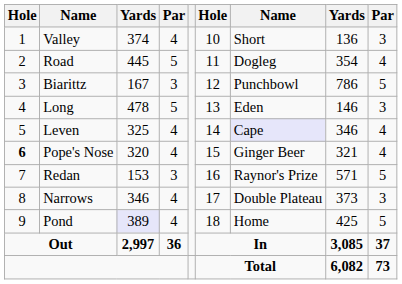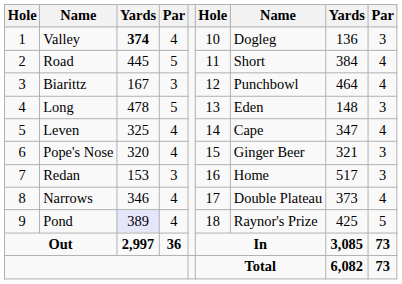(138, 38) normal -> (138, 38) bold
(249, 38) Short -> (255, 38) Dogleg
(255, 61) Dogleg -> (249, 61) Short
(347, 61) 354 -> (347, 61) 384
(347, 84) 786 -> (347, 84) 464
(383, 84) 5 -> (383, 84) 4
(347, 107) 146 -> (347, 107) 148
(249, 130) lavender background -> (249, 130) no background
(347, 130) 346 -> (347, 130) 347
(22, 152) bold -> (22, 152) normal
(383, 152) 4 -> (383, 152) 3
(276, 175) Raynor's Prize -> (251, 175) Home
(347, 175) 571 -> (347, 175) 517
(383, 175) 5 -> (383, 175) 3
(383, 198) 3 -> (383, 198) 4
(251, 221) Home -> (276, 221) Raynor's Prize
(383, 244) 37 -> (383, 244) 73
